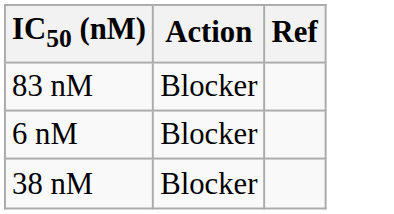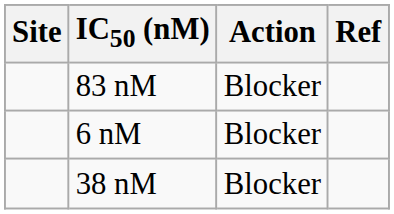+ column: (37, 32)
